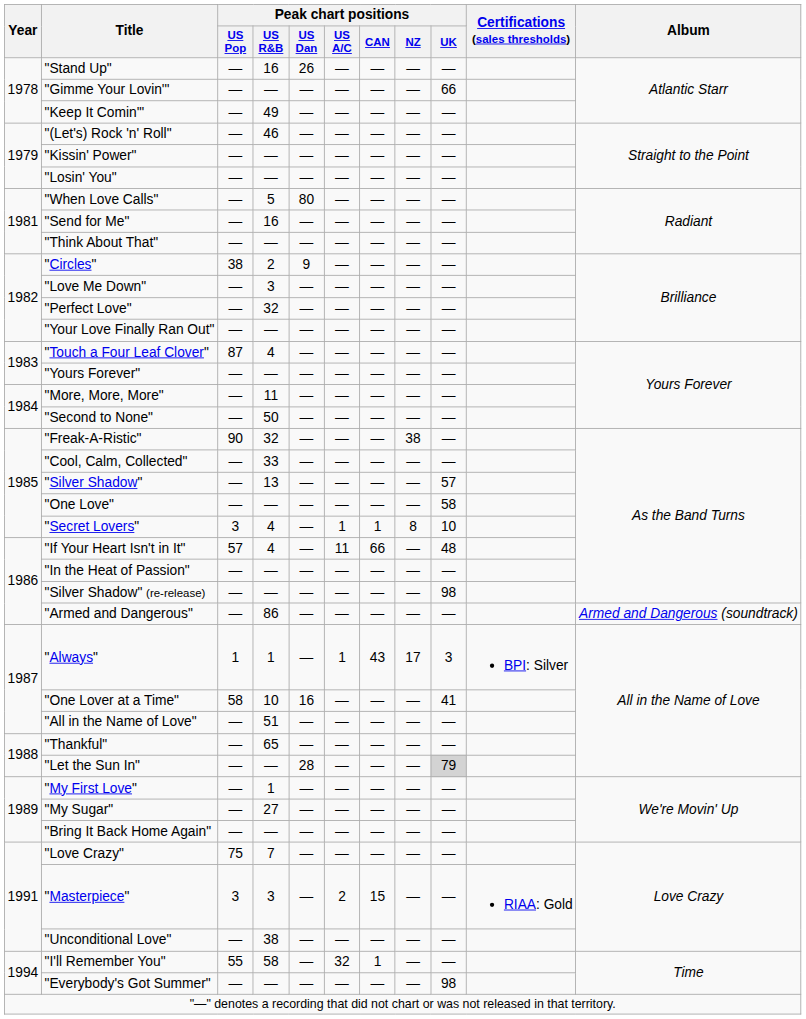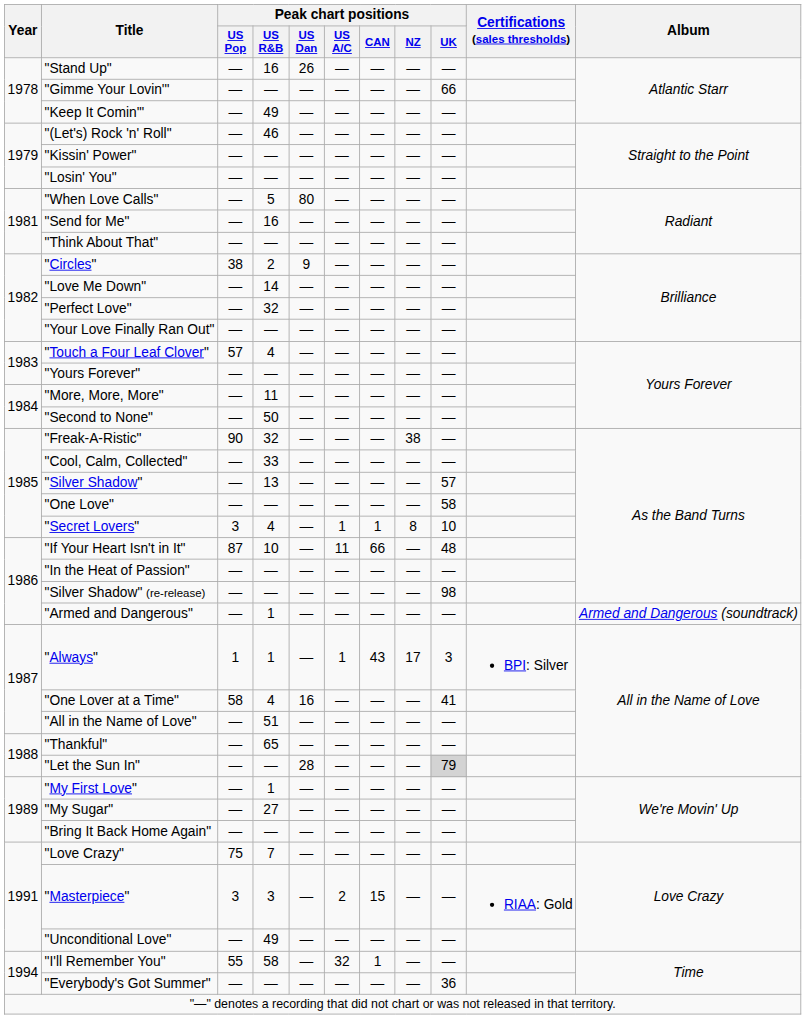(271, 286) 3 -> (271, 286) 14
(235, 352) 87 -> (235, 352) 57
(235, 548) 57 -> (235, 548) 87
(271, 548) 4 -> (271, 548) 10
(271, 614) 86 -> (271, 614) 1
(271, 700) 10 -> (271, 700) 4
(271, 940) 38 -> (271, 940) 49
(449, 983) 98 -> (449, 983) 36
